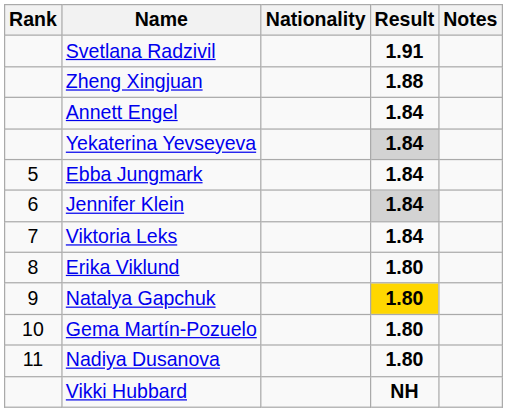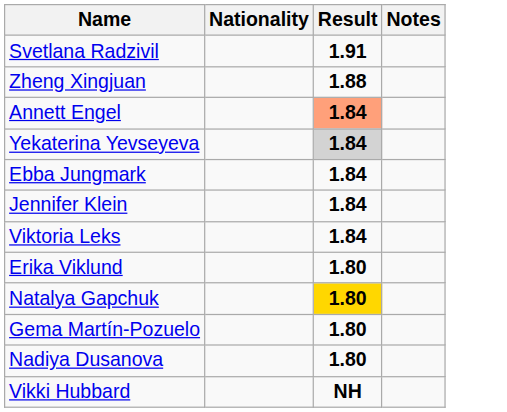- column: (33, 19)
(404, 112) no background -> (348, 112) lightsalmon background
(404, 205) lightgrey background -> (348, 205) no background
